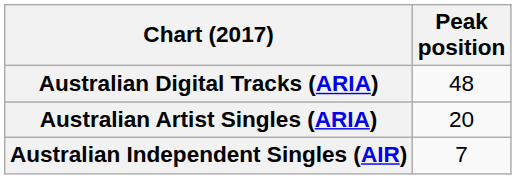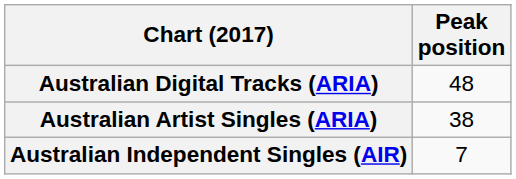(462, 119) 20 -> (462, 119) 38
